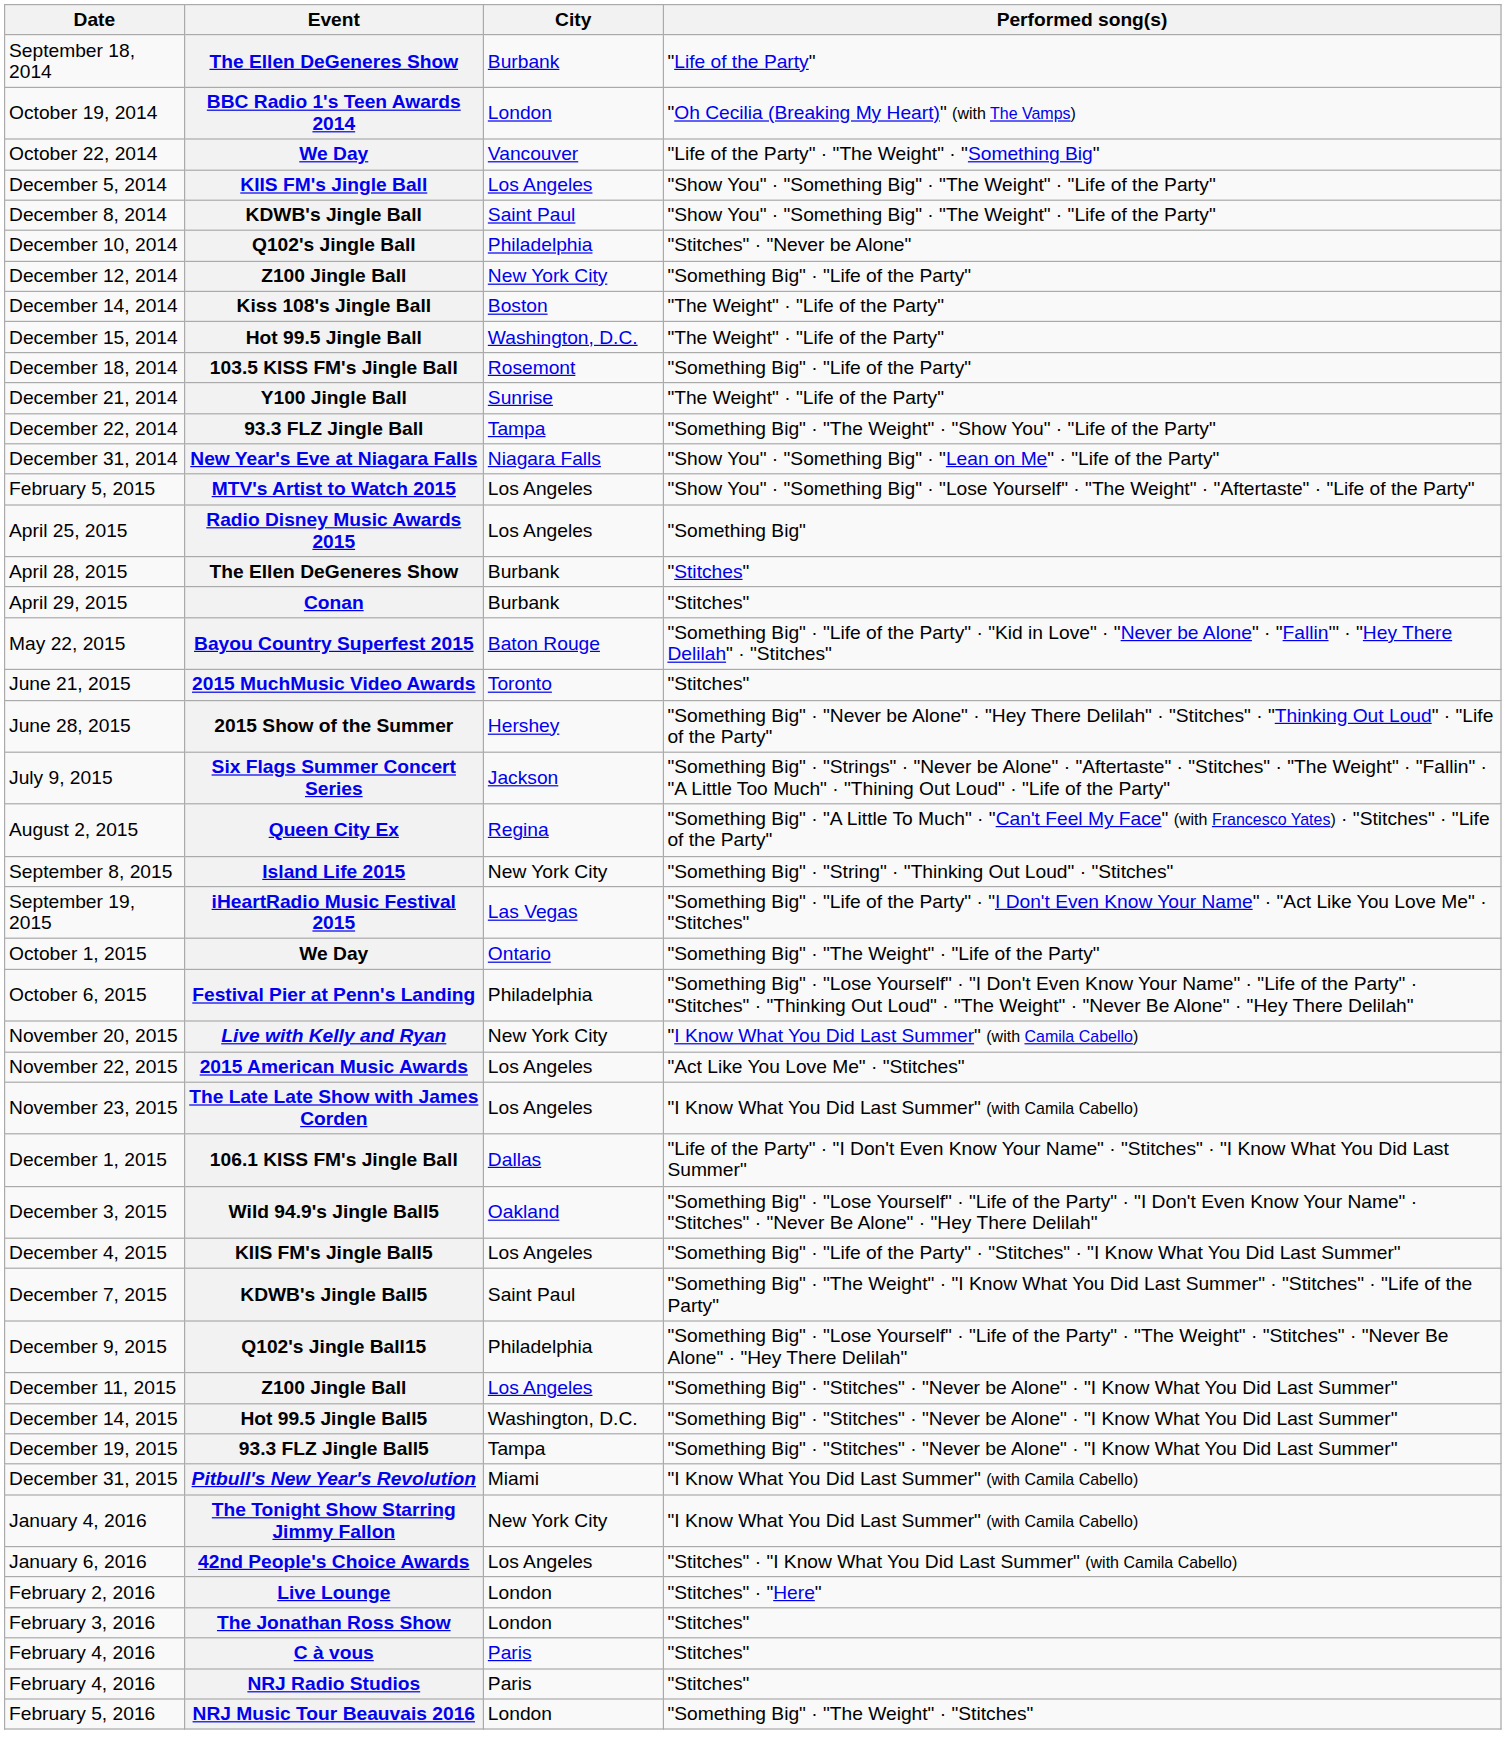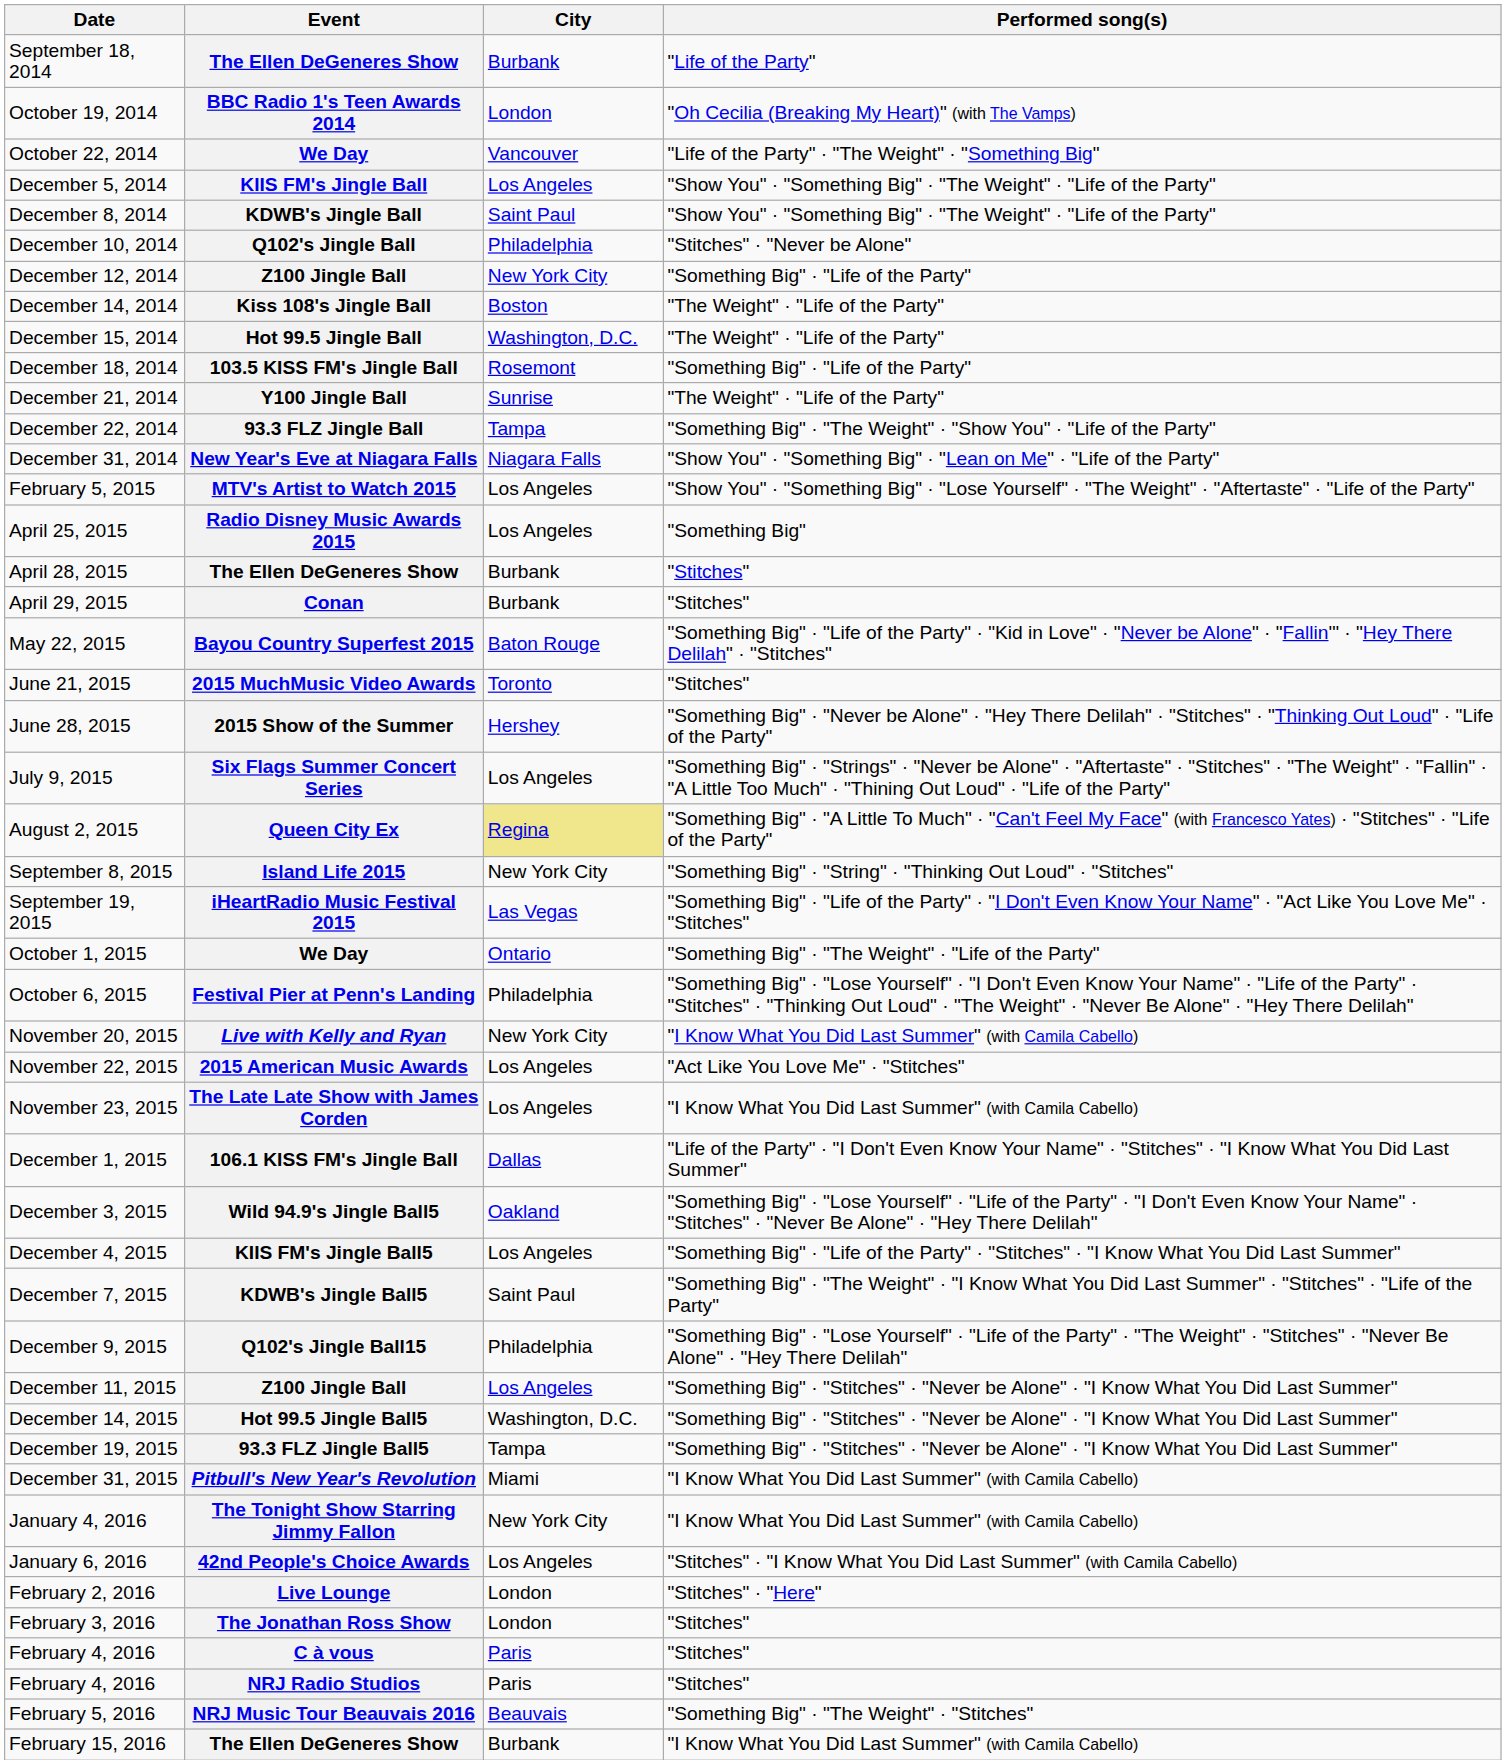(523, 777) Jackson -> (540, 777) Los Angeles
(518, 830) no background -> (518, 830) khaki background
(520, 1713) London -> (527, 1713) Beauvais
+ row: (87, 1744)
